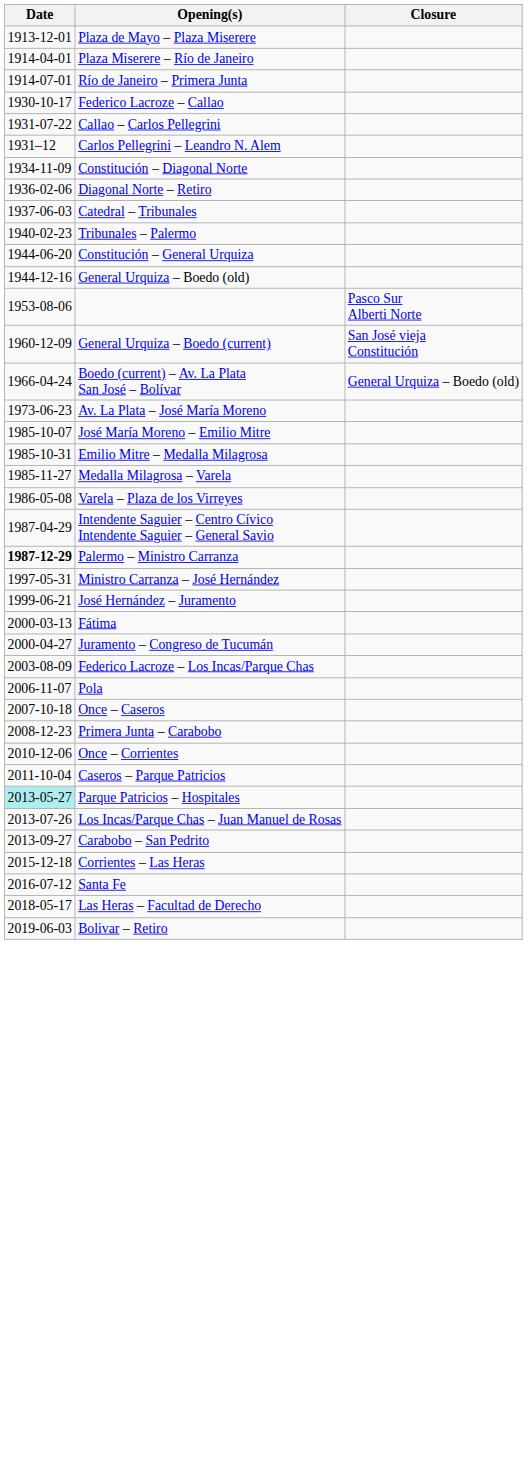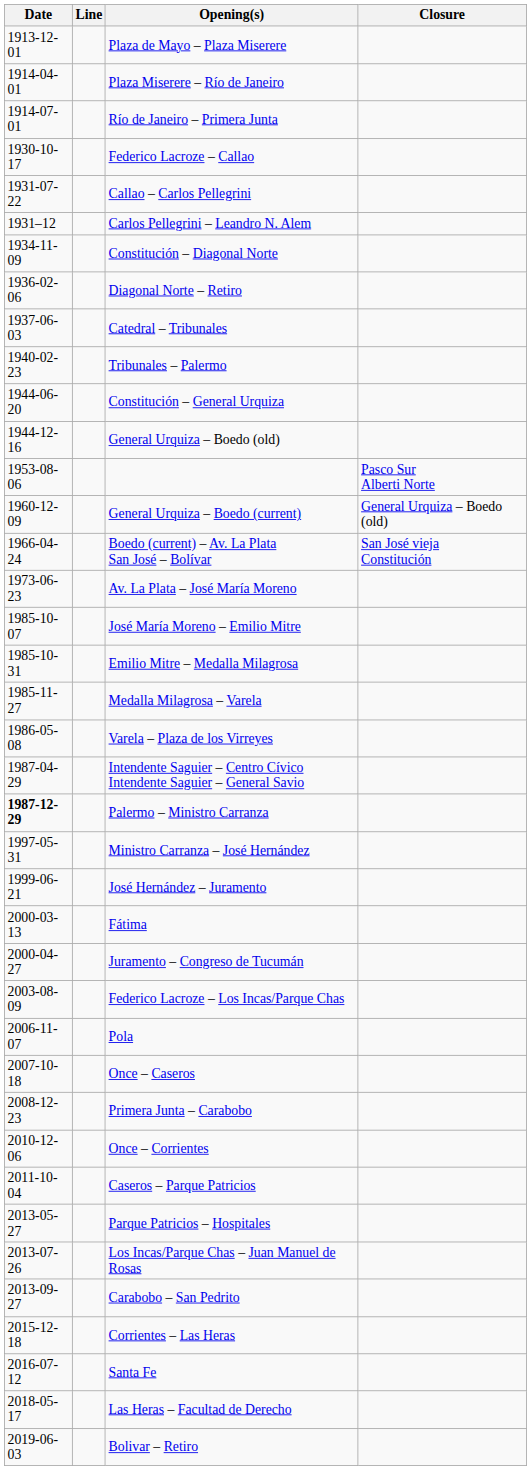+ column: (89, 15)
(387, 344) San José vieja Constitución -> (432, 514) General Urquiza – Boedo (old)
(433, 381) General Urquiza – Boedo (old) -> (400, 551) San José vieja Constitución
(40, 797) paleturquoise background -> (33, 1223) no background
